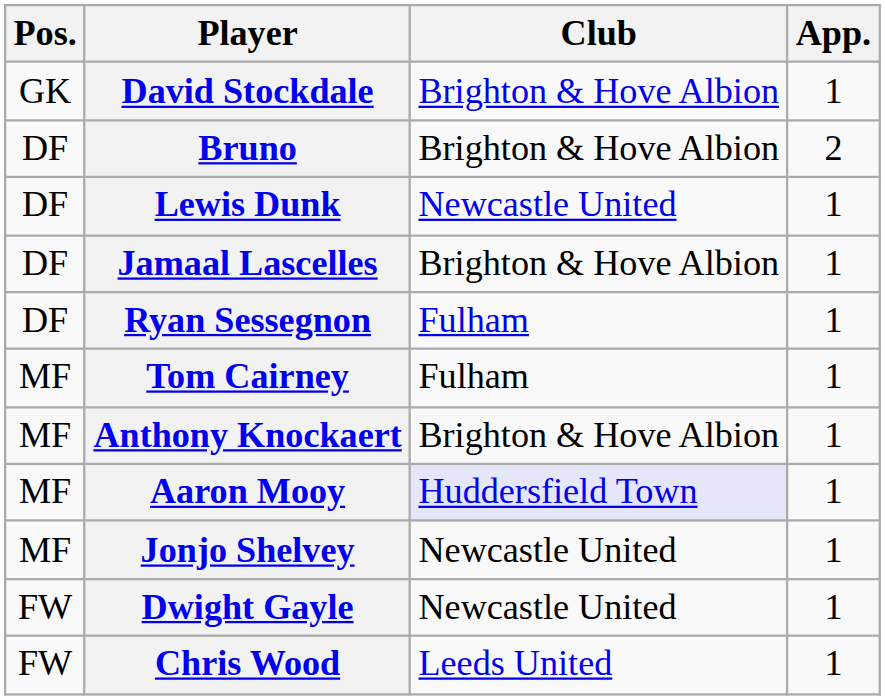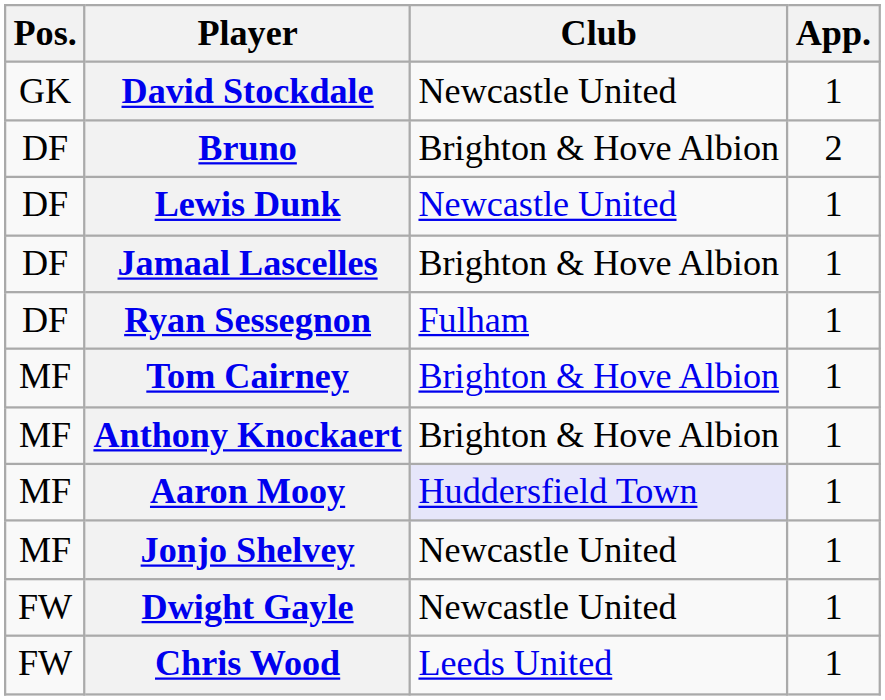(599, 90) Brighton & Hove Albion -> (547, 90) Newcastle United
(474, 377) Fulham -> (599, 377) Brighton & Hove Albion
